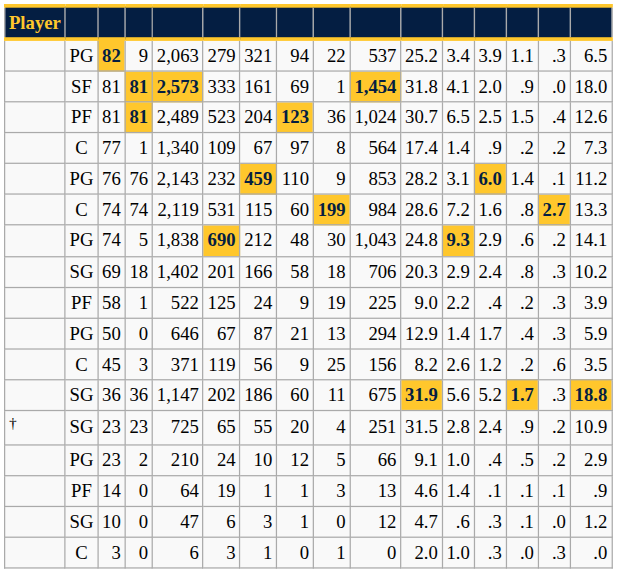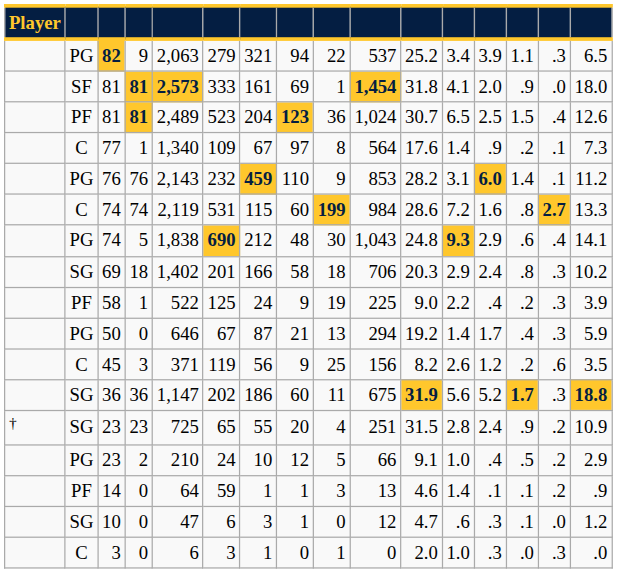(421, 148) 17.4 -> (421, 148) 17.6
(559, 148) .2 -> (559, 148) .1
(559, 240) .2 -> (559, 240) .4
(421, 333) 12.9 -> (421, 333) 19.2
(226, 491) 19 -> (226, 491) 59
(559, 491) .1 -> (559, 491) .2
